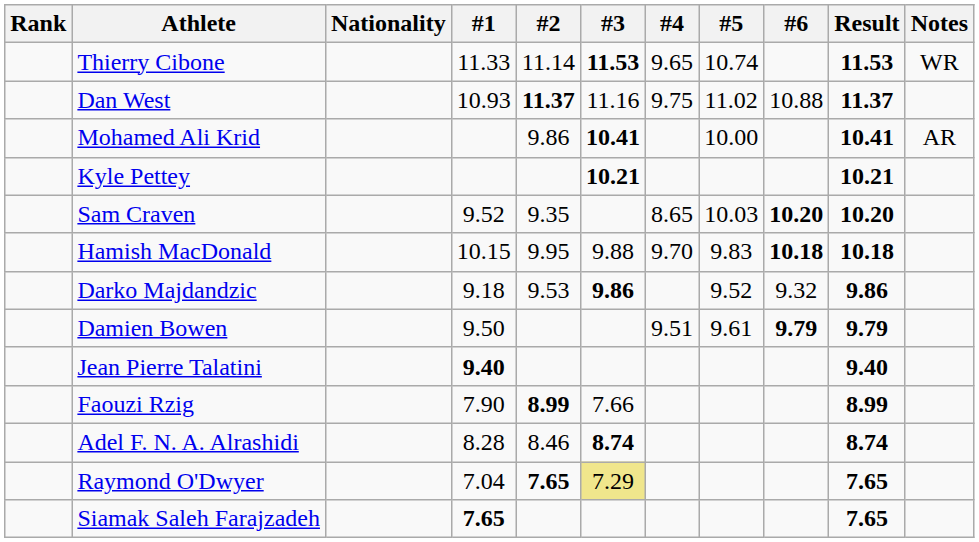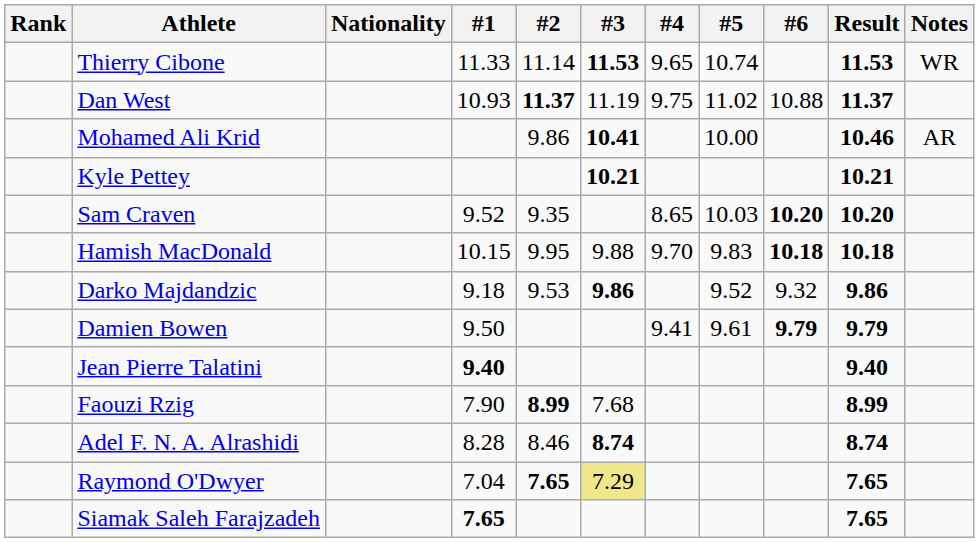(613, 99) 11.16 -> (613, 99) 11.19
(867, 137) 10.41 -> (867, 137) 10.46
(672, 328) 9.51 -> (672, 328) 9.41
(613, 404) 7.66 -> (613, 404) 7.68
